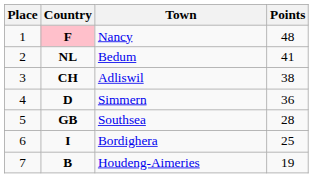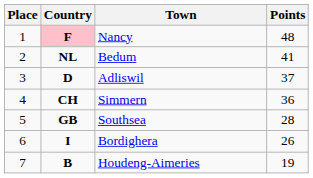(68, 78) CH -> (68, 78) D
(288, 78) 38 -> (288, 78) 37
(68, 99) D -> (68, 99) CH
(288, 141) 25 -> (288, 141) 26
